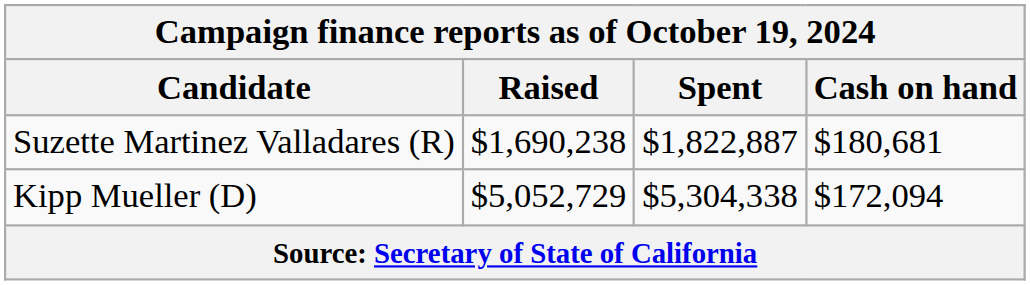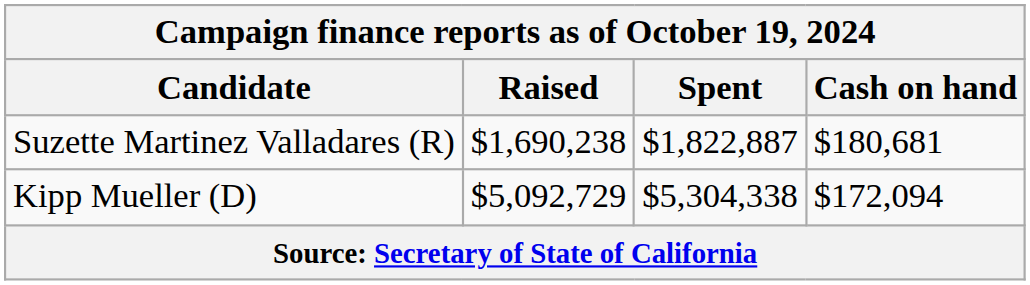(548, 196) $5,052,729 -> (548, 196) $5,092,729
